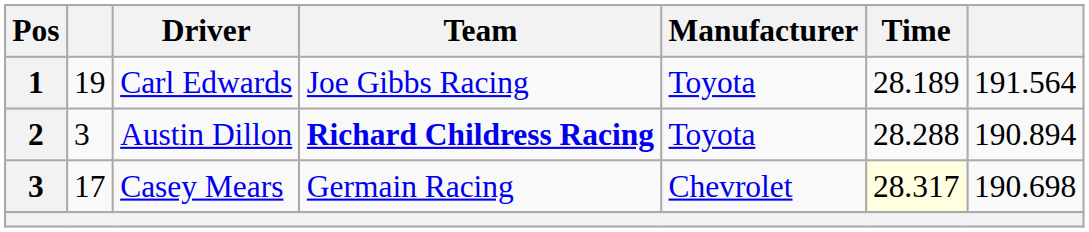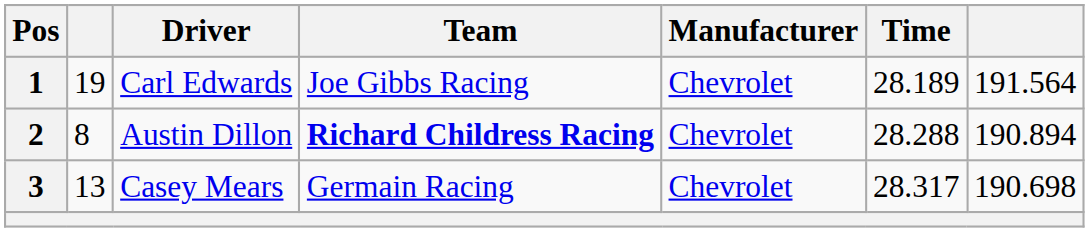(712, 82) Toyota -> (731, 82) Chevrolet
(82, 134) 3 -> (82, 134) 8
(712, 134) Toyota -> (731, 134) Chevrolet
(90, 186) 17 -> (90, 186) 13
(916, 186) lightyellow background -> (916, 186) no background
